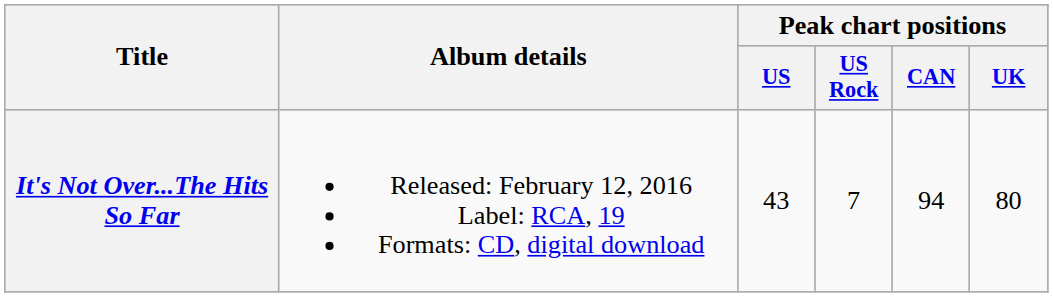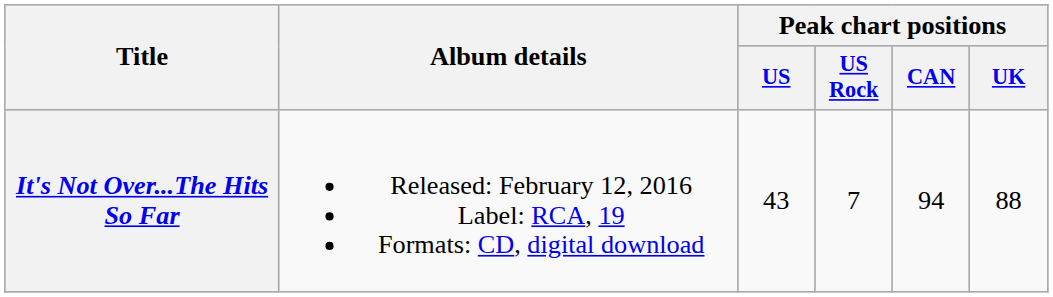(1009, 200) 80 -> (1009, 200) 88
